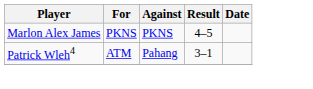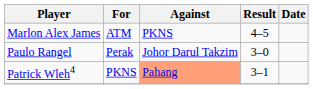(121, 33) PKNS -> (119, 33) ATM
+ row: (39, 52)
(119, 53) ATM -> (121, 72) PKNS
(160, 53) no background -> (160, 72) lightsalmon background
